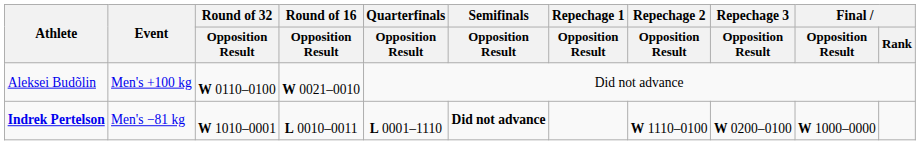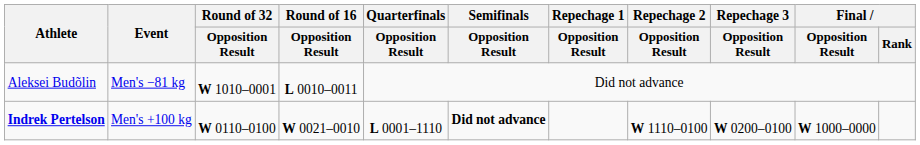(151, 82) Men's +100 kg -> (148, 82) Men's −81 kg
(237, 90) W 0110–0100 -> (237, 90) W 1010–0001
(321, 90) W 0021–0010 -> (321, 90) L 0010–0011
(148, 120) Men's −81 kg -> (151, 120) Men's +100 kg
(237, 128) W 1010–0001 -> (237, 128) W 0110–0100
(321, 128) L 0010–0011 -> (321, 128) W 0021–0010
